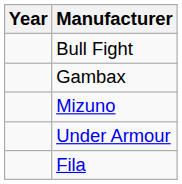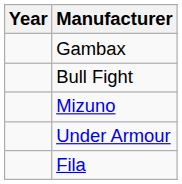rows swapped: (91, 77) <-> (95, 48)
